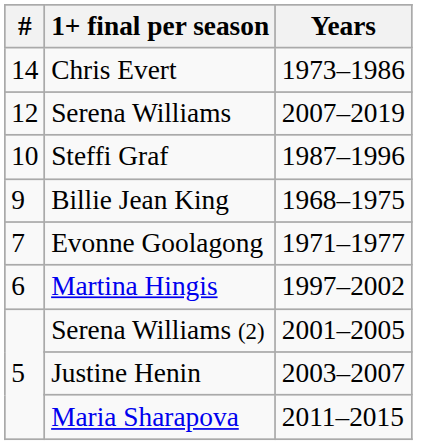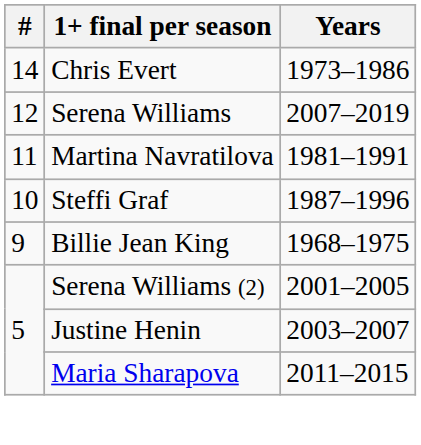+ row: (162, 156)
- row: (157, 243)
- row: (134, 286)
